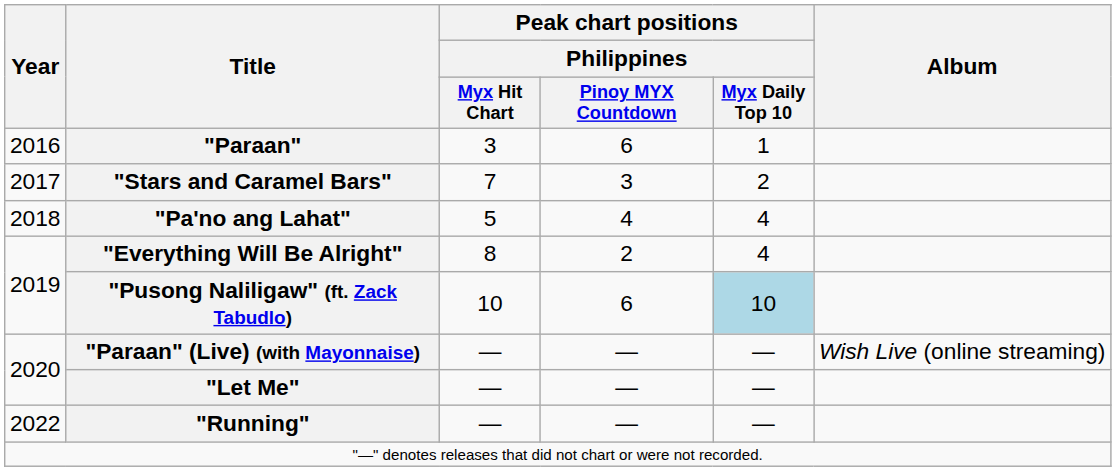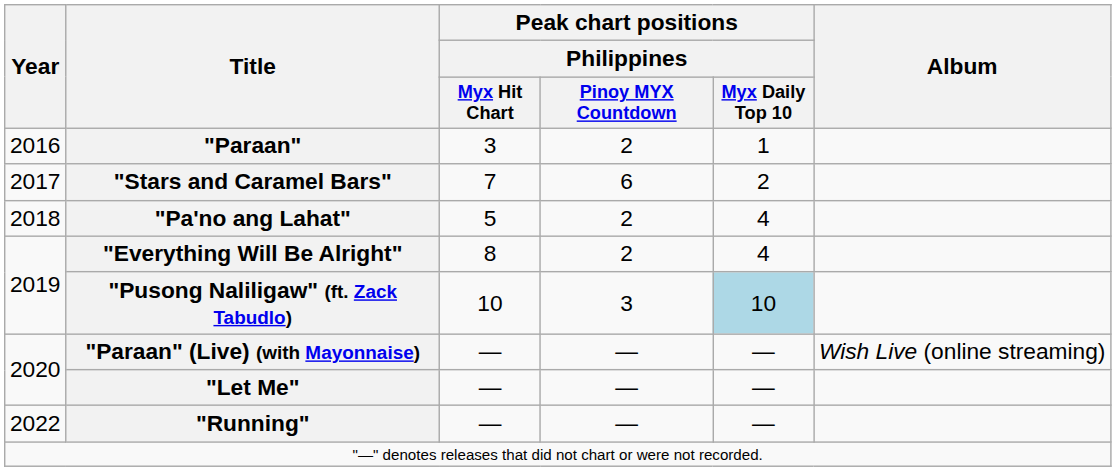(627, 145) 6 -> (627, 145) 2
(627, 181) 3 -> (627, 181) 6
(627, 217) 4 -> (627, 217) 2
(627, 302) 6 -> (627, 302) 3
